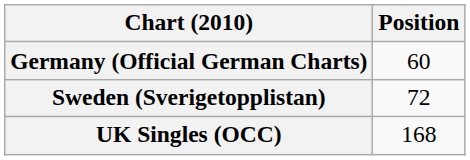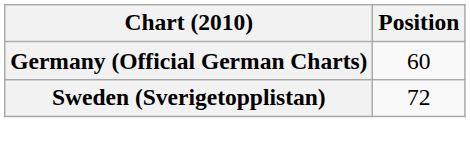- row: (189, 135)
